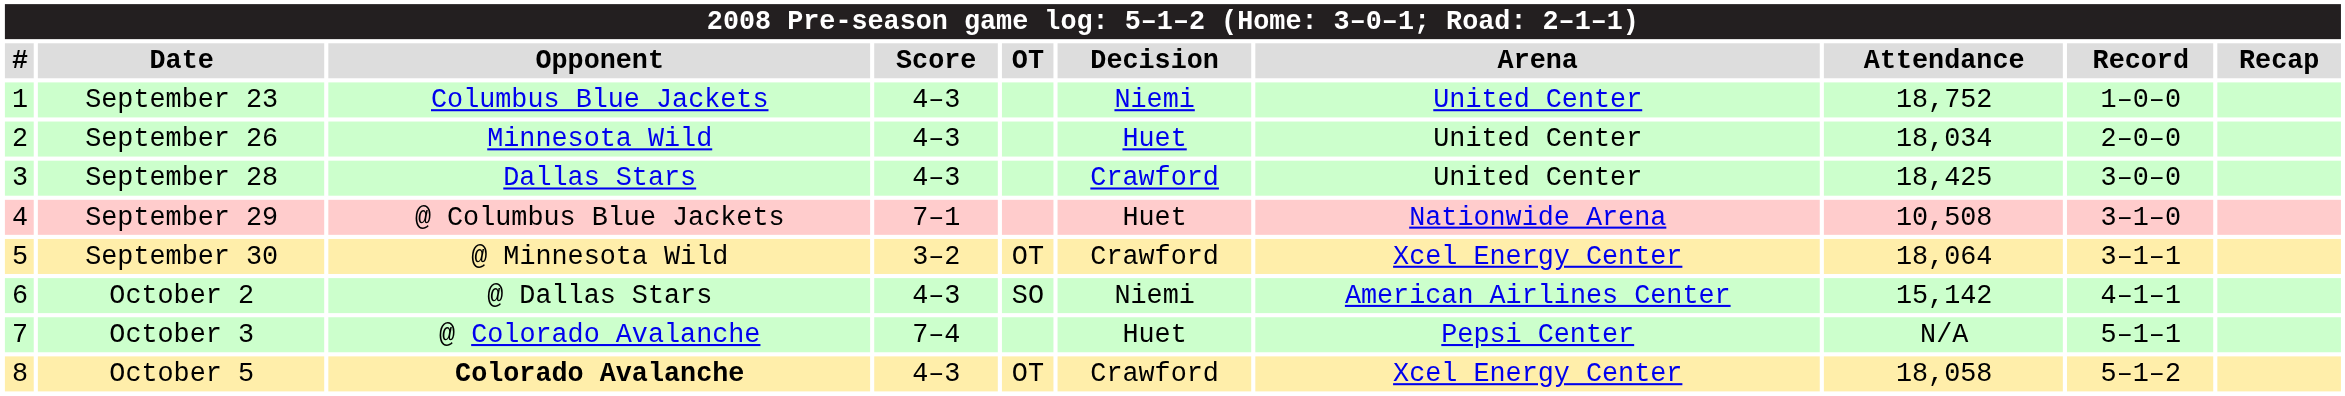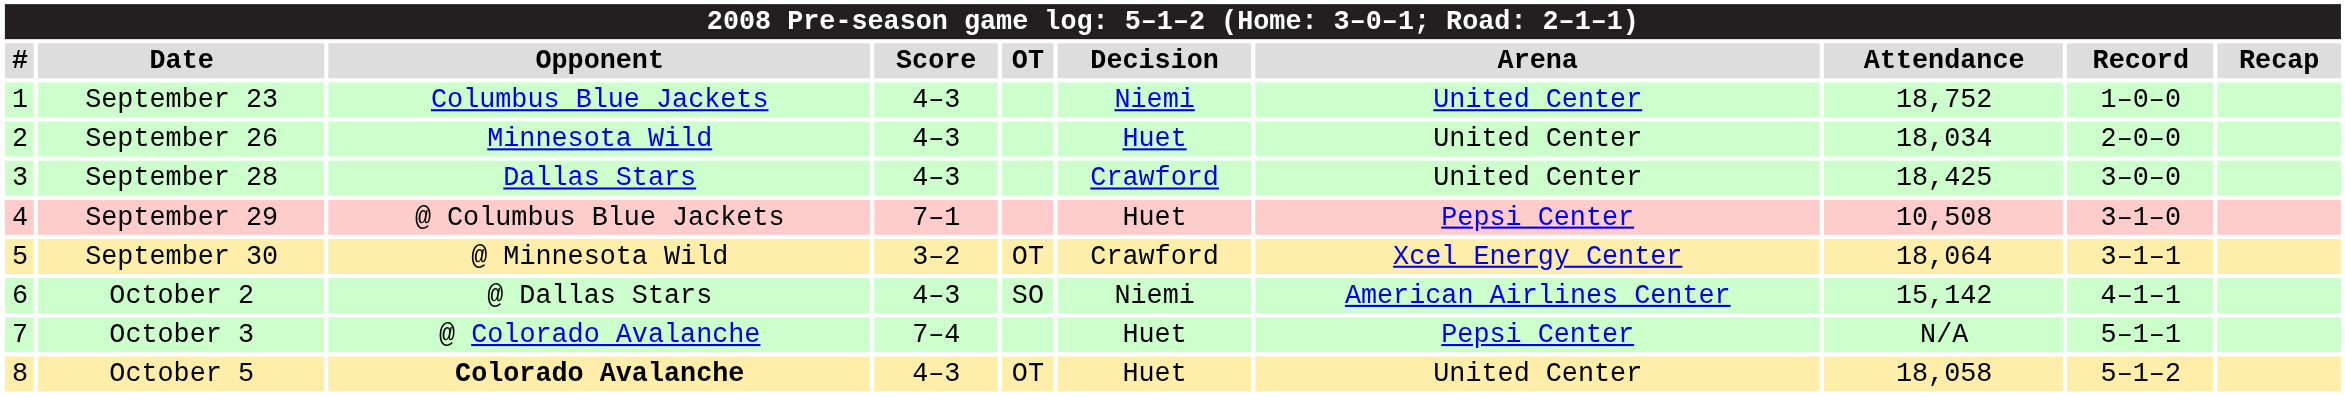(1538, 217) Nationwide Arena -> (1538, 217) Pepsi Center
(1155, 373) Crawford -> (1155, 373) Huet
(1538, 373) Xcel Energy Center -> (1538, 373) United Center
